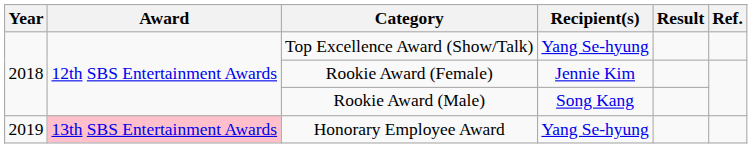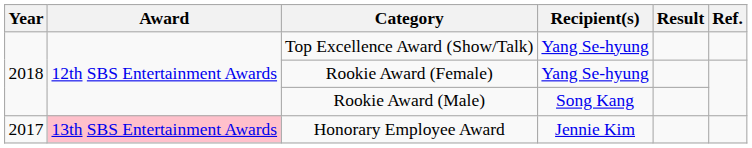(595, 73) Jennie Kim -> (595, 73) Yang Se-hyung
(26, 128) 2019 -> (26, 128) 2017
(595, 128) Yang Se-hyung -> (595, 128) Jennie Kim
